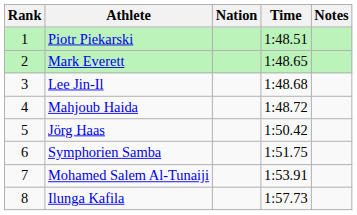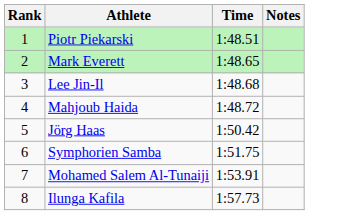- column: (237, 15)
